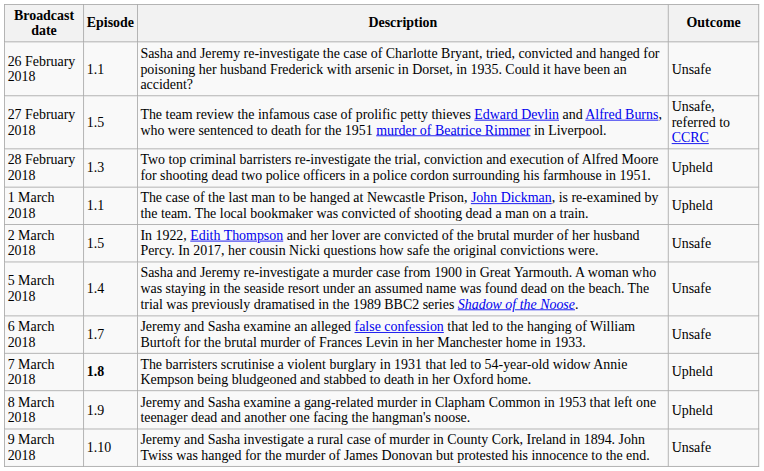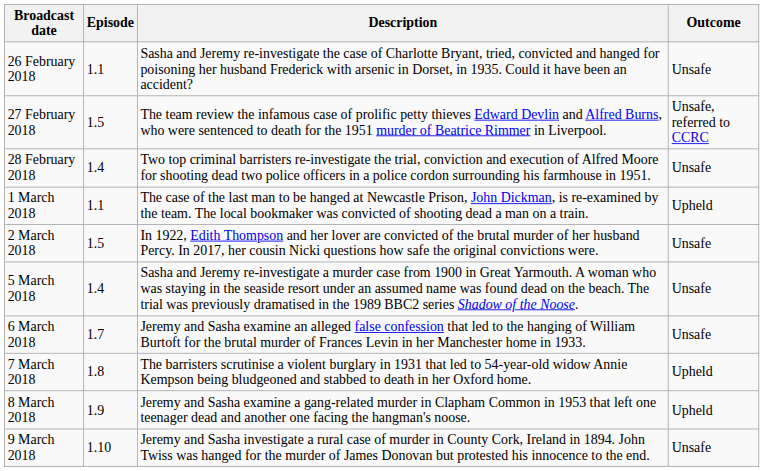(95, 167) 1.3 -> (95, 167) 1.4
(692, 167) Upheld -> (691, 167) Unsafe
(95, 372) bold -> (95, 372) normal
